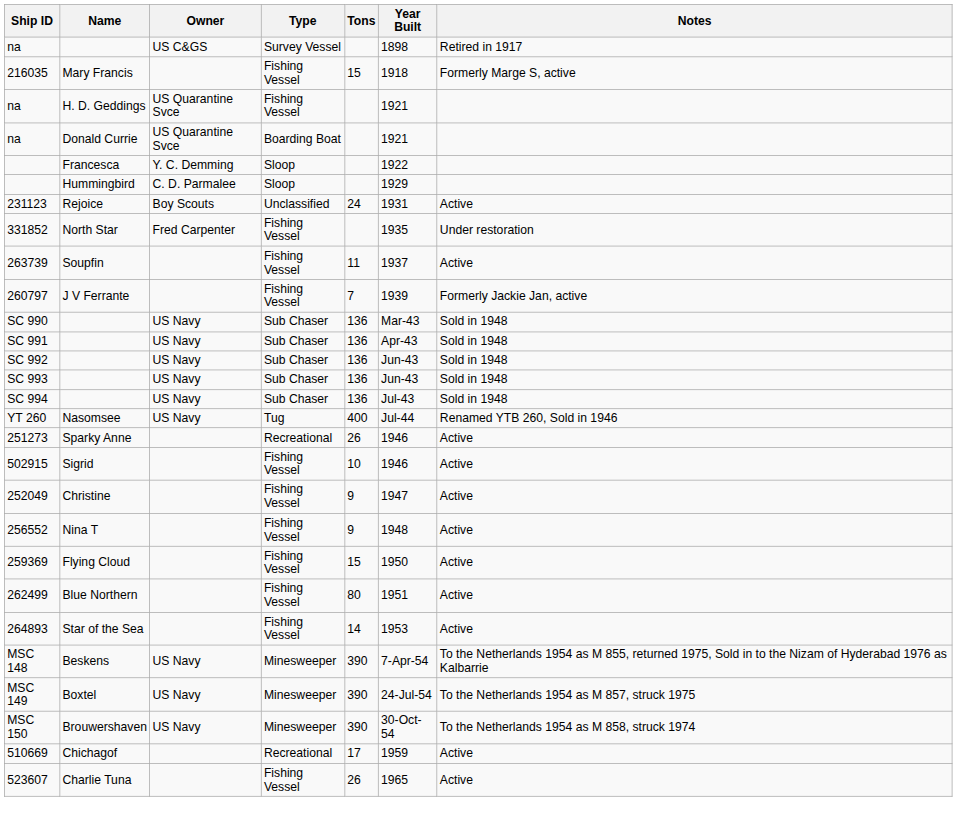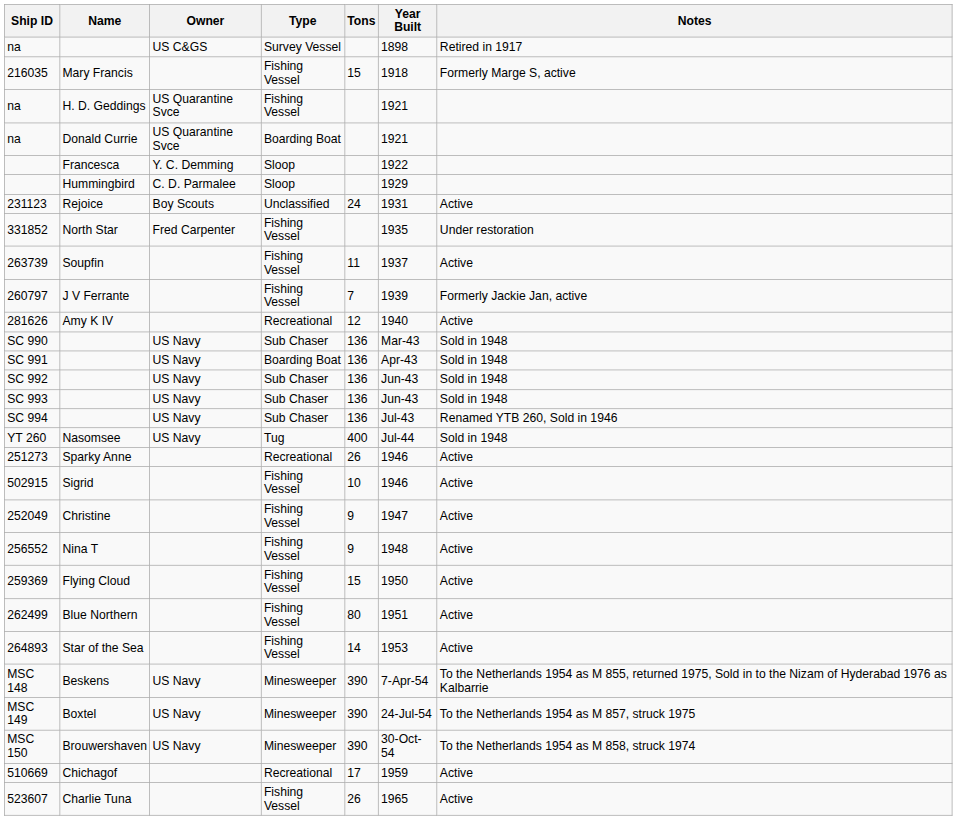+ row: (27, 322)
(296, 341) Sub Chaser -> (302, 360) Boarding Boat
(474, 399) Sold in 1948 -> (529, 418) Renamed YTB 260, Sold in 1946
(529, 418) Renamed YTB 260, Sold in 1946 -> (474, 437) Sold in 1948
